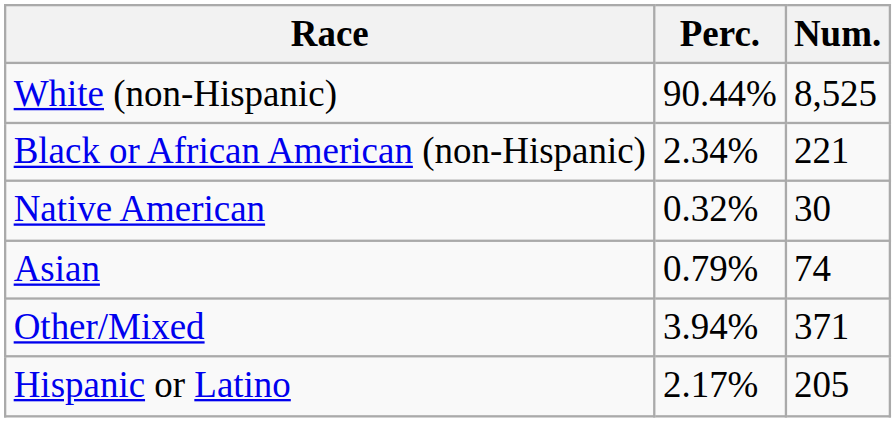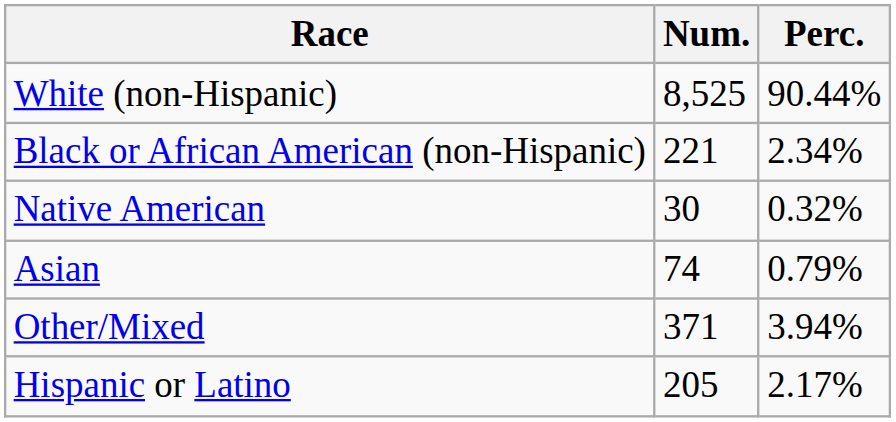columns swapped: (838, 33) <-> (720, 33)
